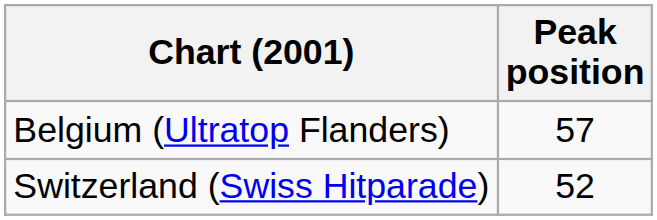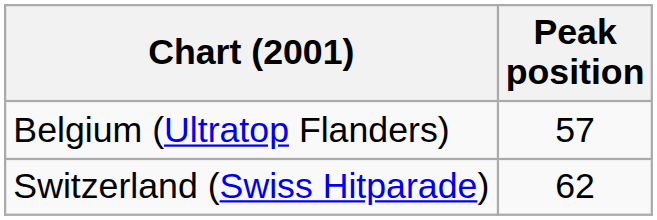(575, 186) 52 -> (575, 186) 62
